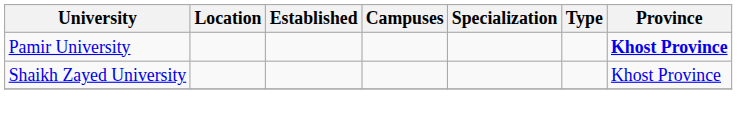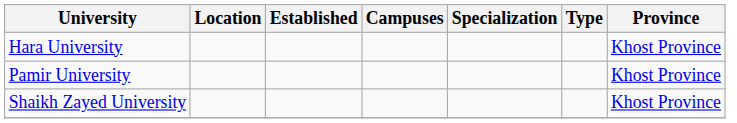+ row: (66, 46)
(669, 46) bold -> (666, 74) normal
